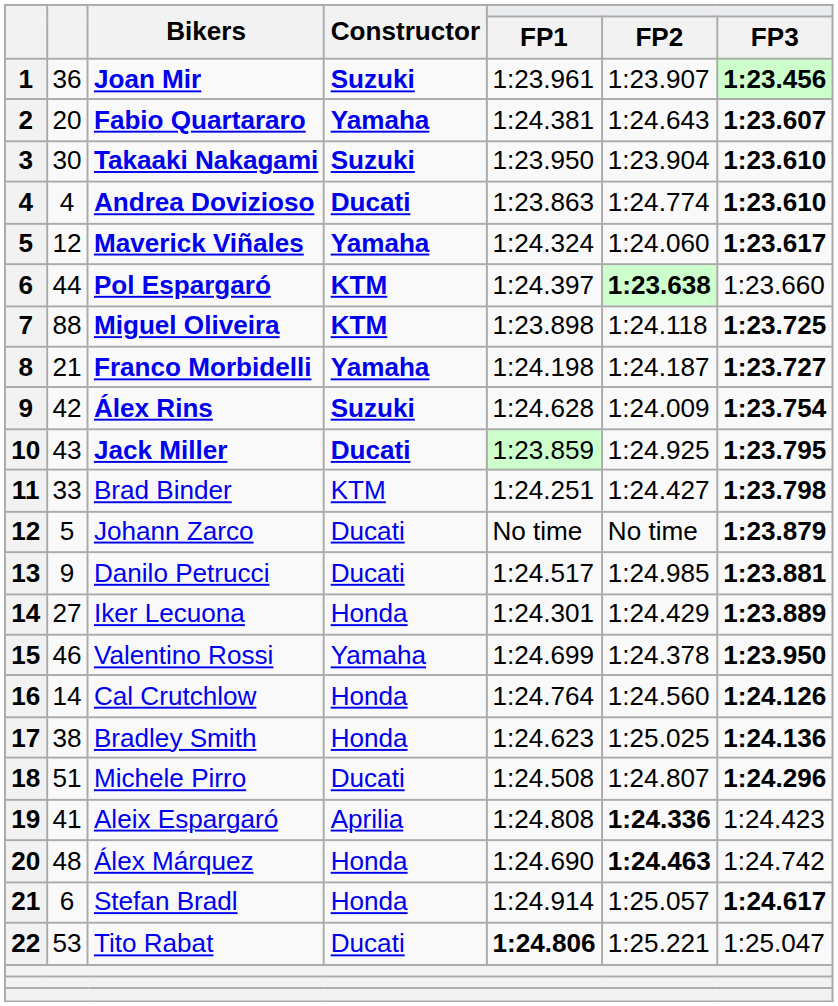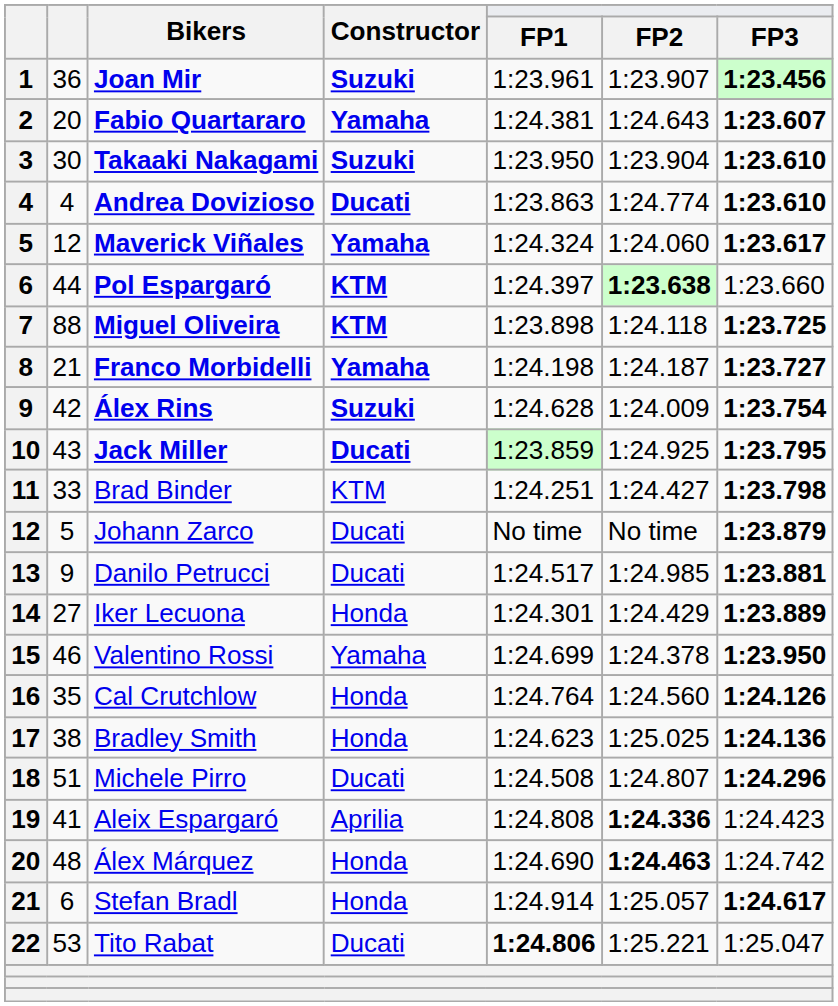(67, 696) 14 -> (67, 696) 35
